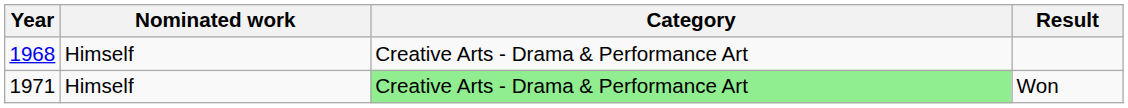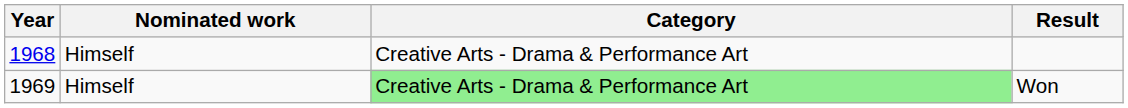(32, 86) 1971 -> (32, 86) 1969
